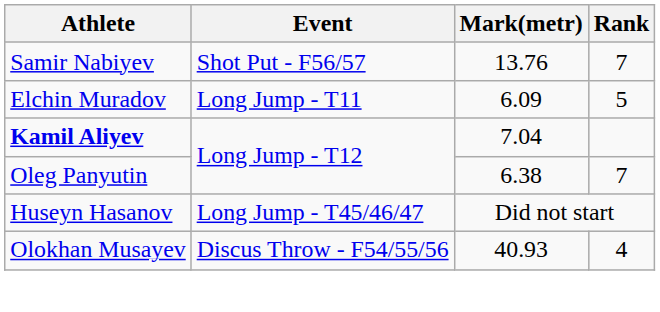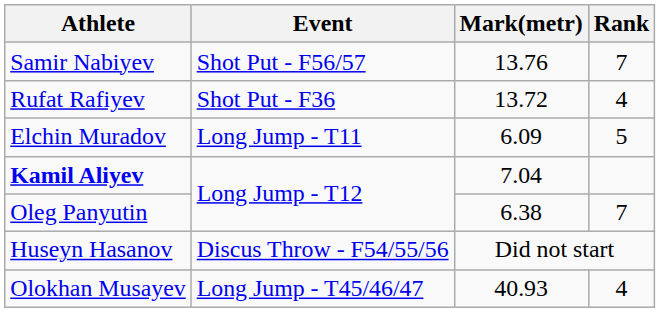+ row: (77, 99)
(310, 212) Long Jump - T45/46/47 -> (323, 250) Discus Throw - F54/55/56
(323, 250) Discus Throw - F54/55/56 -> (310, 288) Long Jump - T45/46/47
